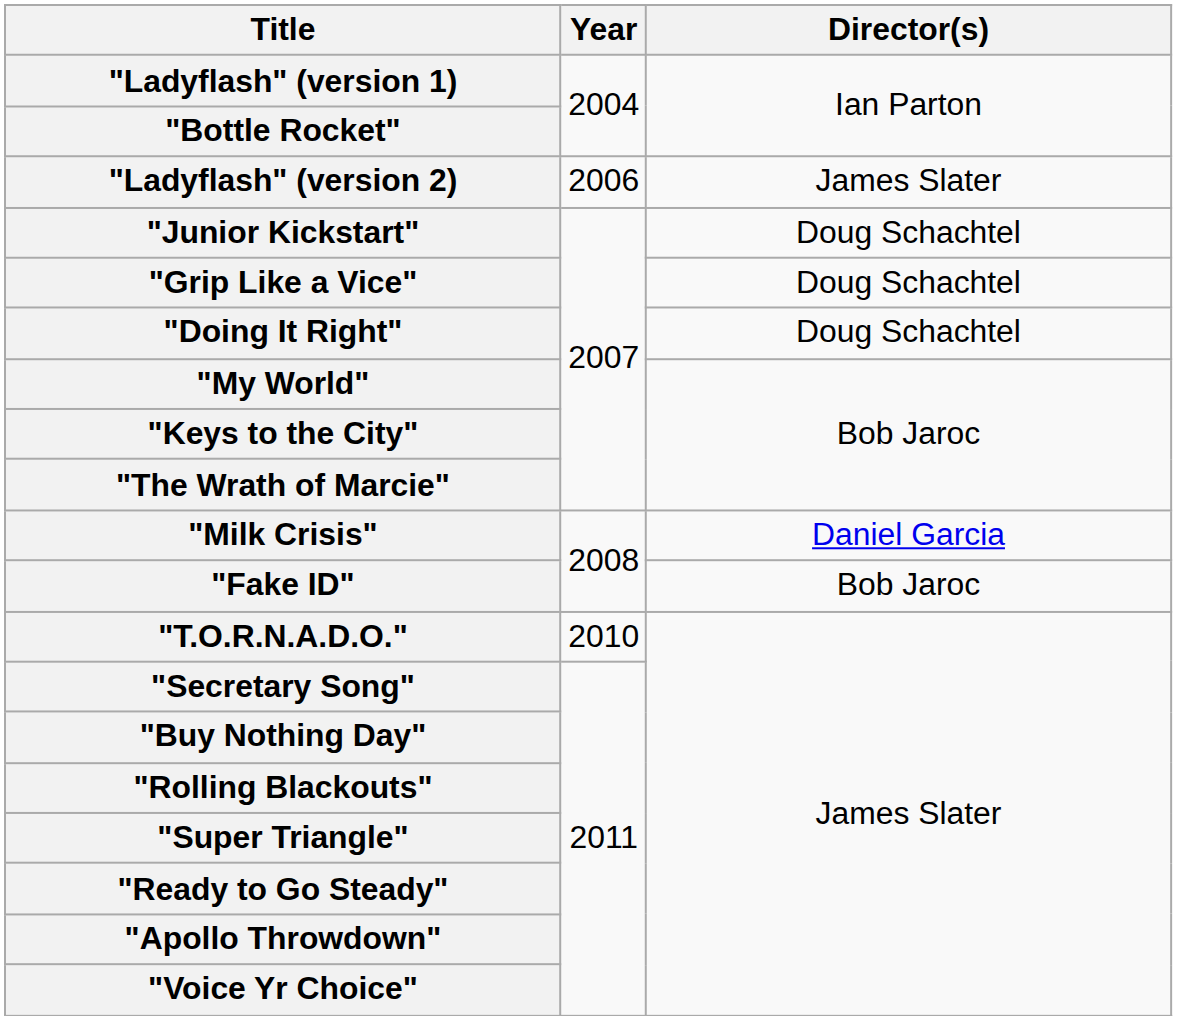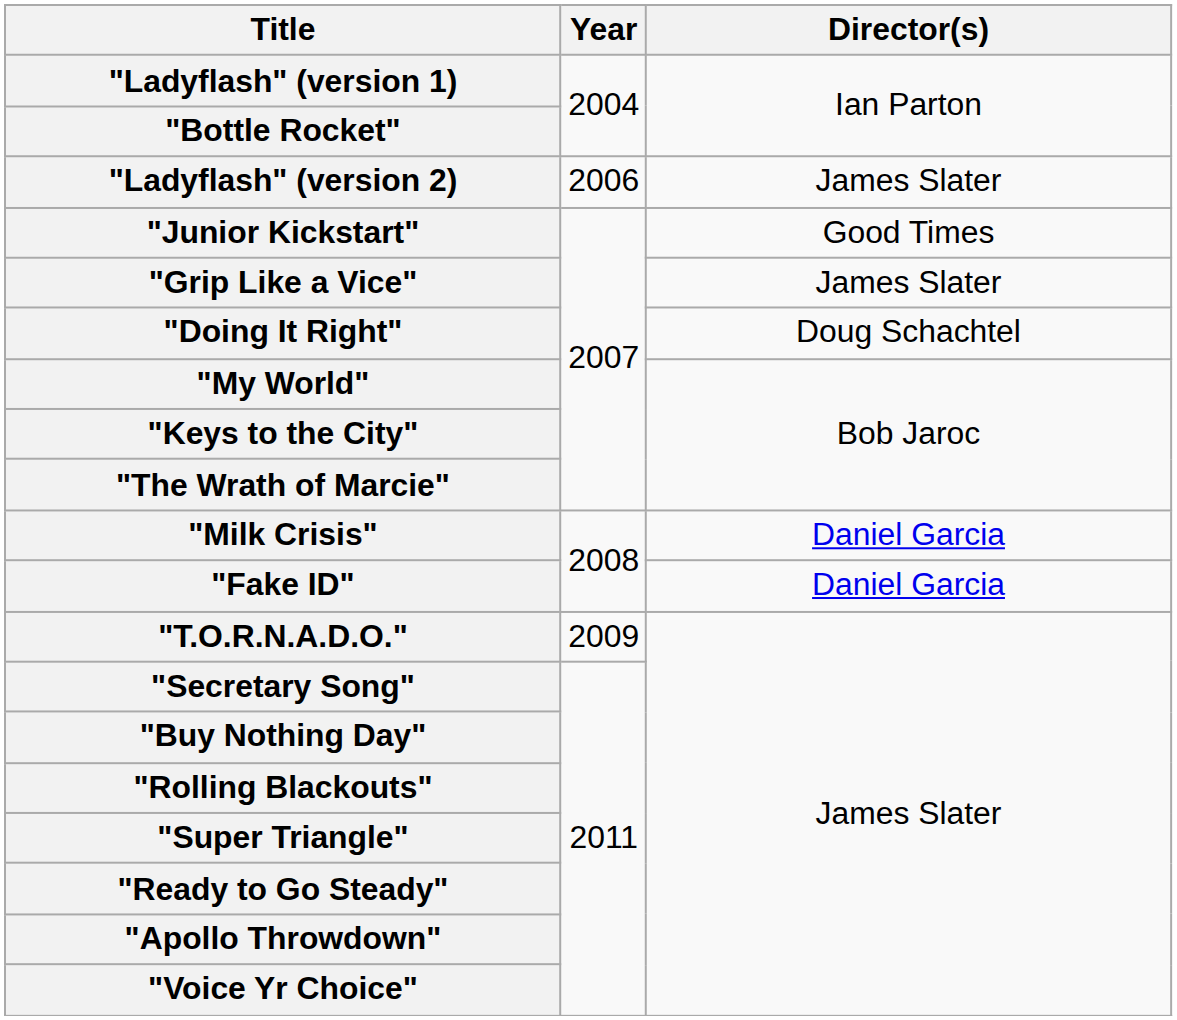(909, 231) Doug Schachtel -> (909, 231) Good Times
(909, 282) Doug Schachtel -> (909, 282) James Slater
(909, 585) Bob Jaroc -> (909, 585) Daniel Garcia
(604, 635) 2010 -> (604, 635) 2009
